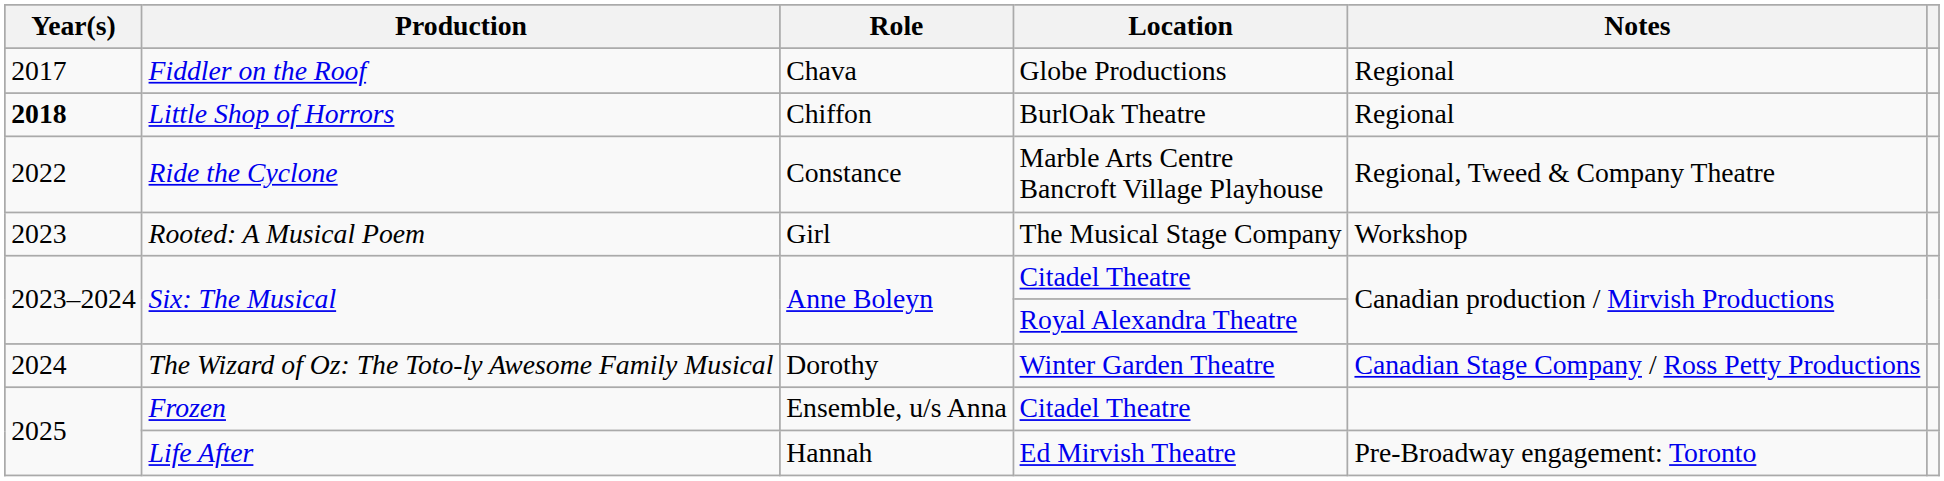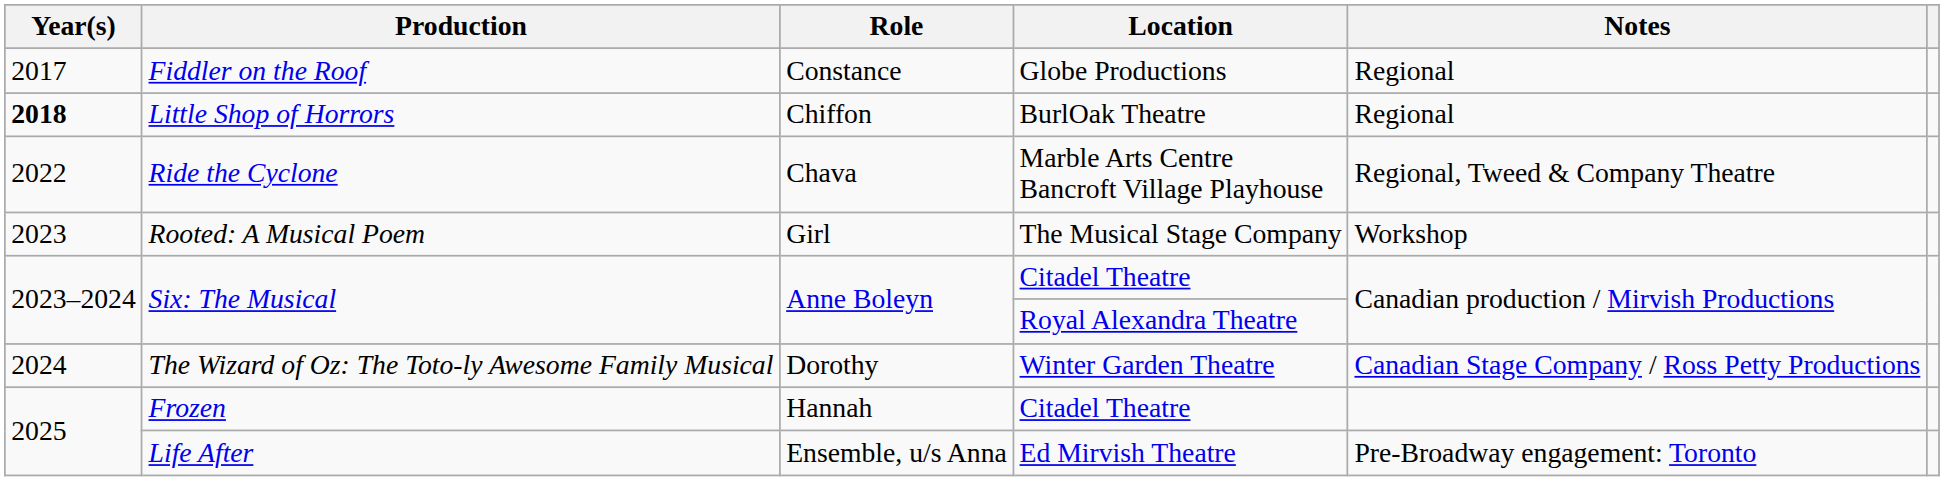(822, 70) Chava -> (844, 70) Constance
(844, 173) Constance -> (822, 173) Chava
(897, 408) Ensemble, u/s Anna -> (829, 408) Hannah
(829, 452) Hannah -> (897, 452) Ensemble, u/s Anna
